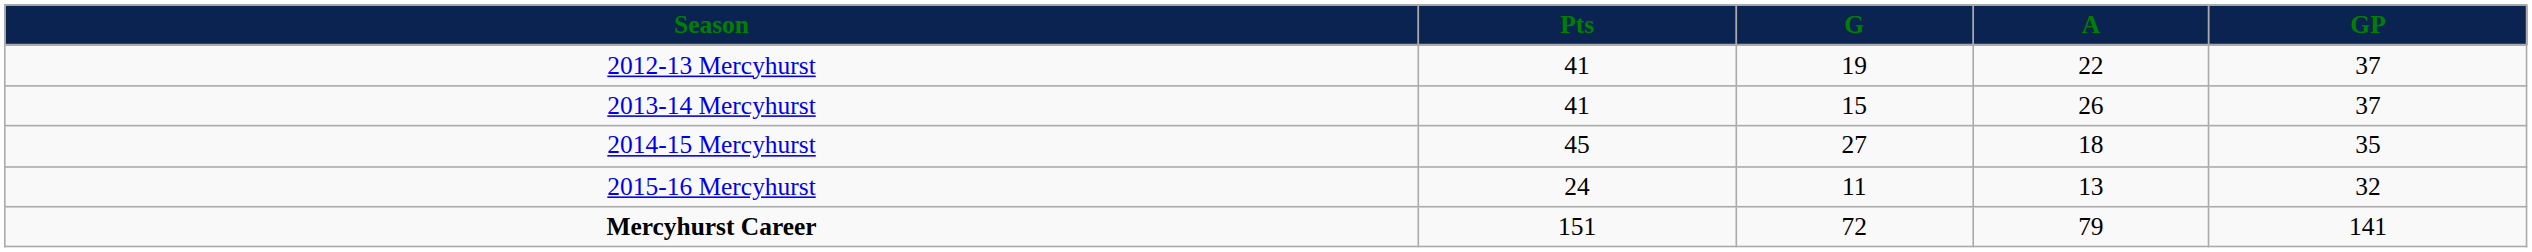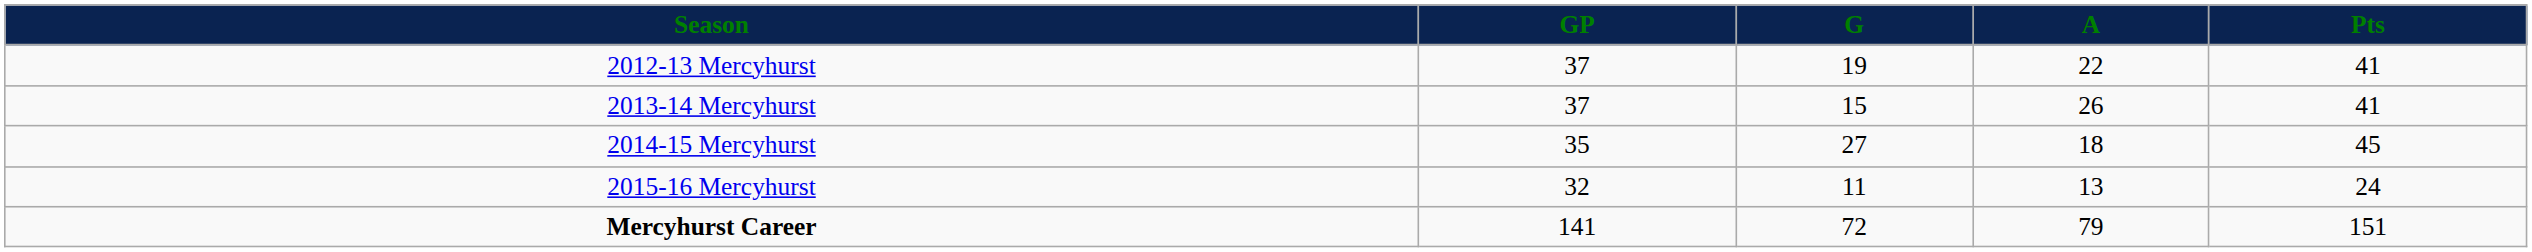columns swapped: (2368, 24) <-> (1577, 24)
